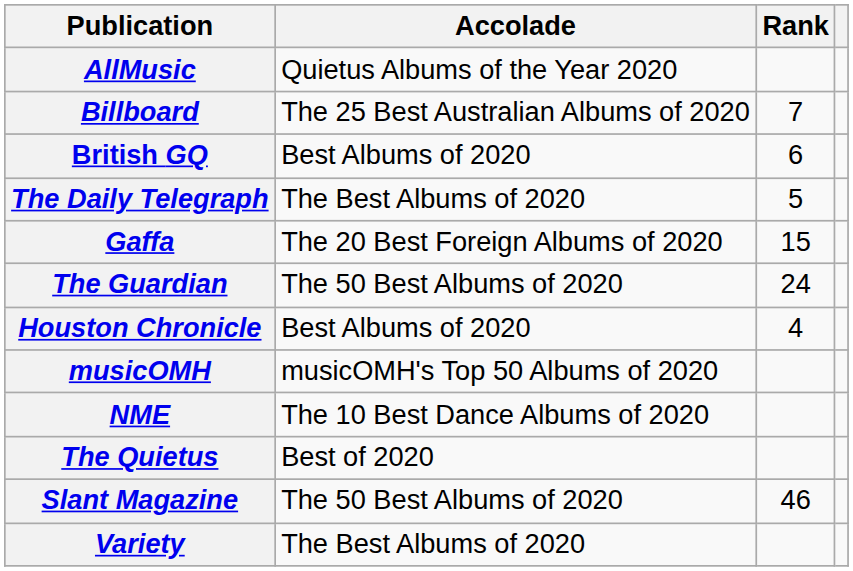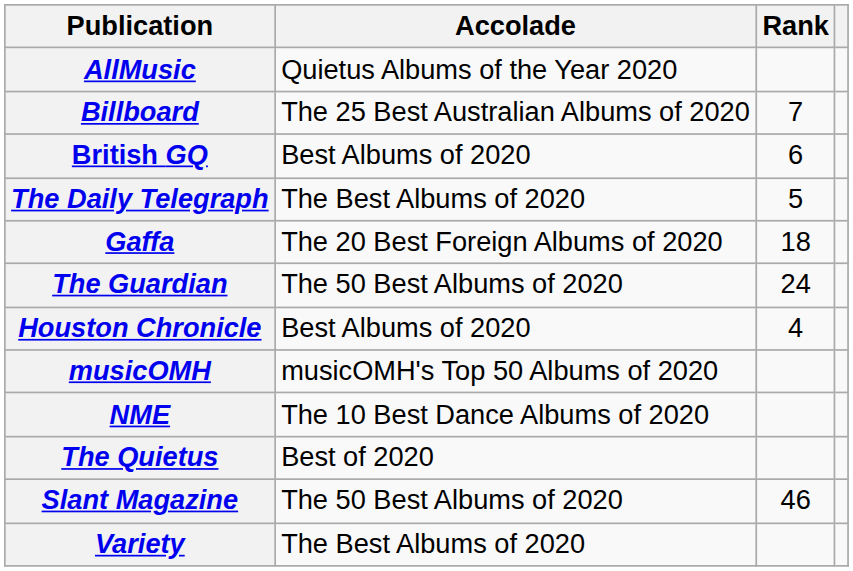(796, 241) 15 -> (796, 241) 18
